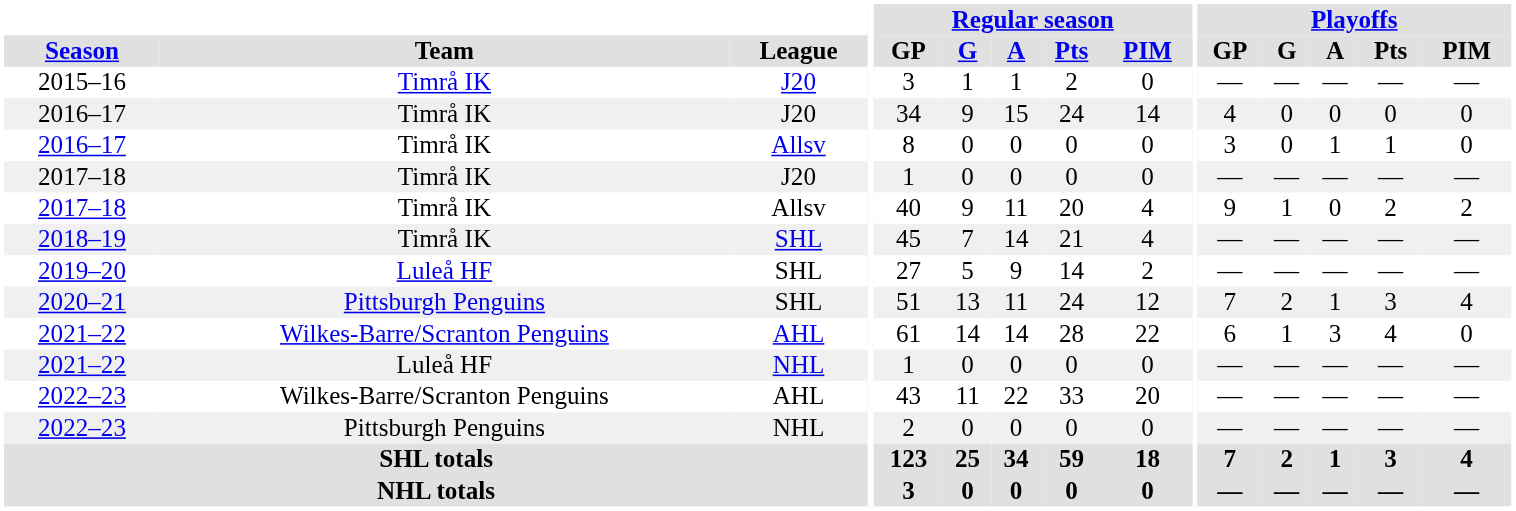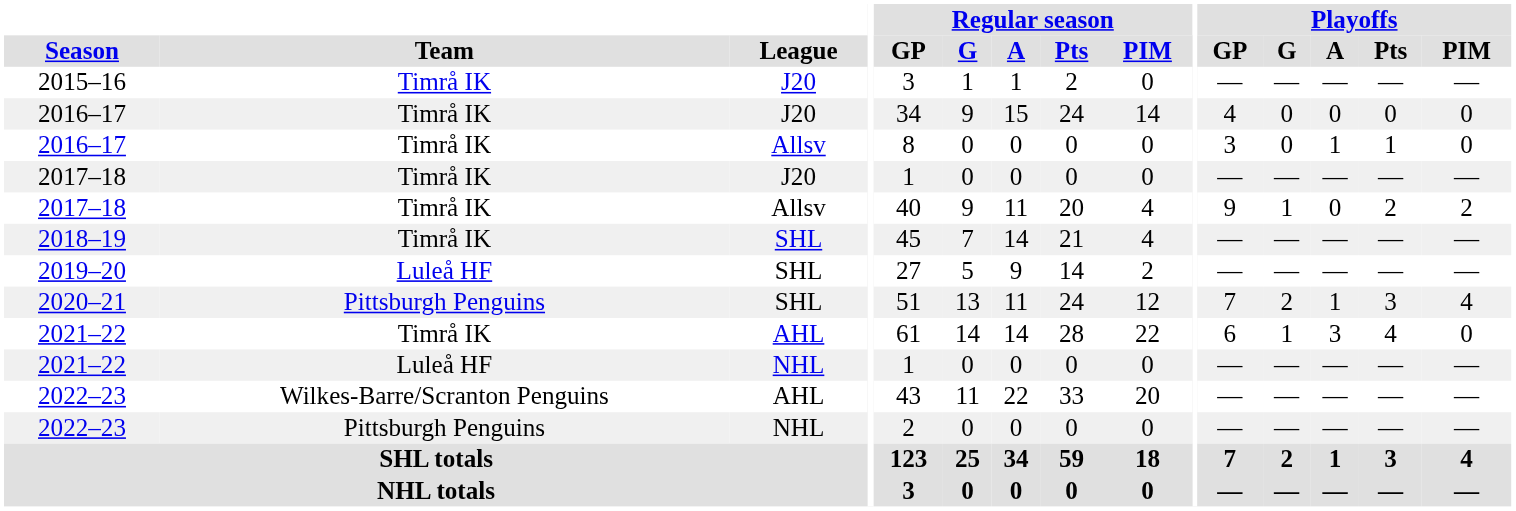(444, 333) Wilkes-Barre/Scranton Penguins -> (444, 333) Timrå IK
